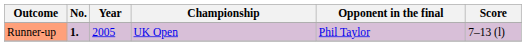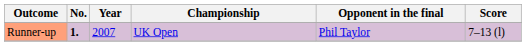(104, 31) 2005 -> (104, 31) 2007
